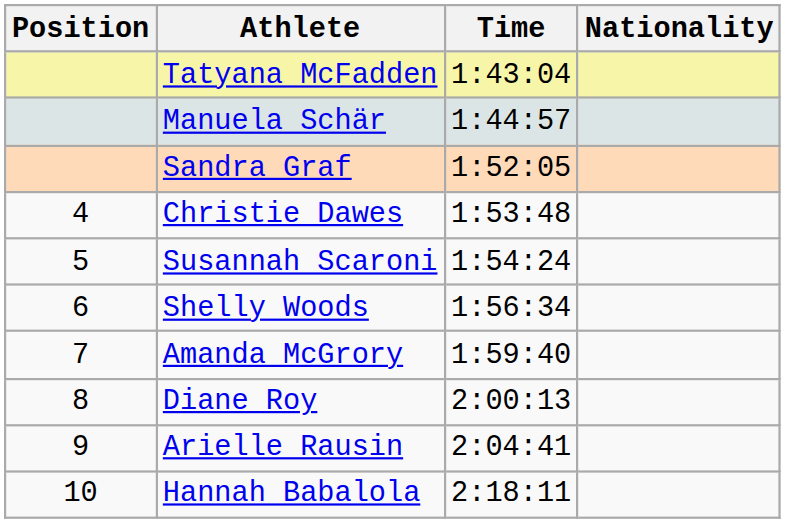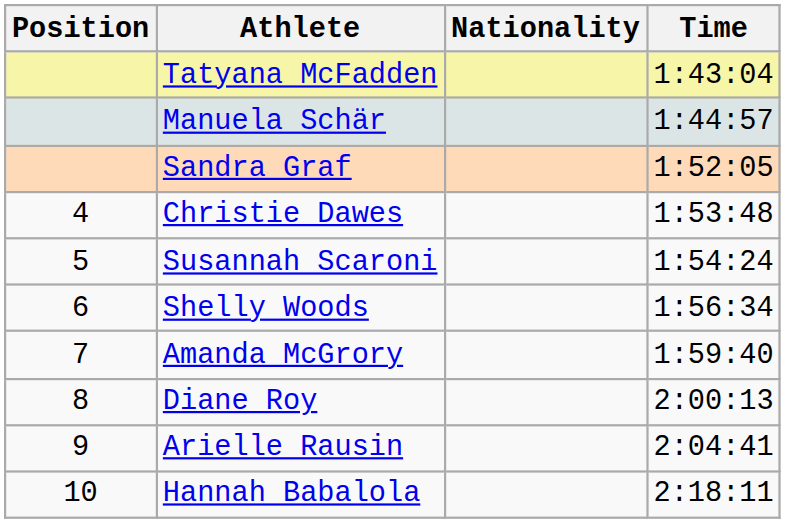columns swapped: (679, 28) <-> (511, 28)
